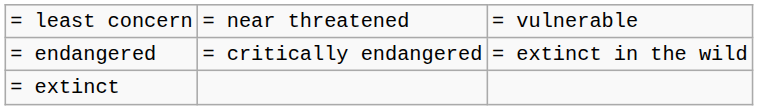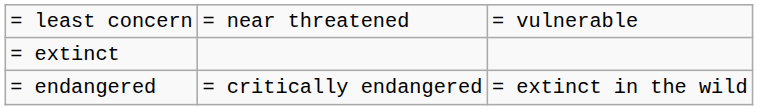rows swapped: (83, 54) <-> (65, 87)
